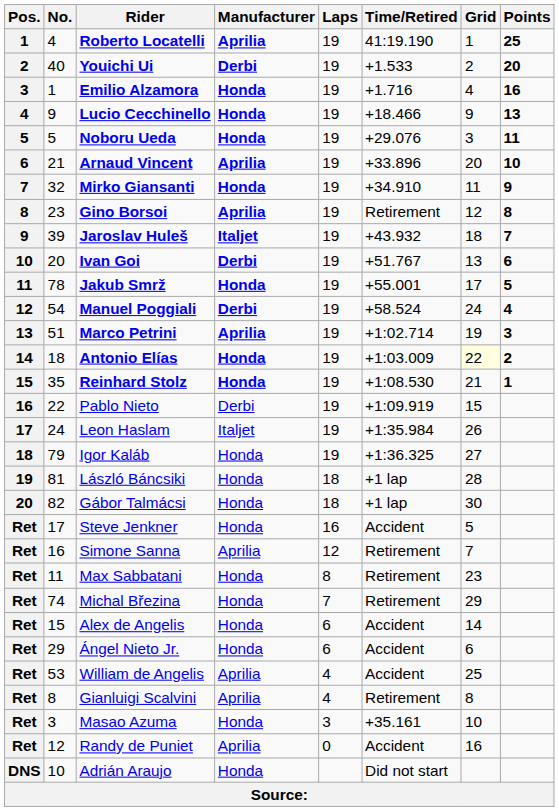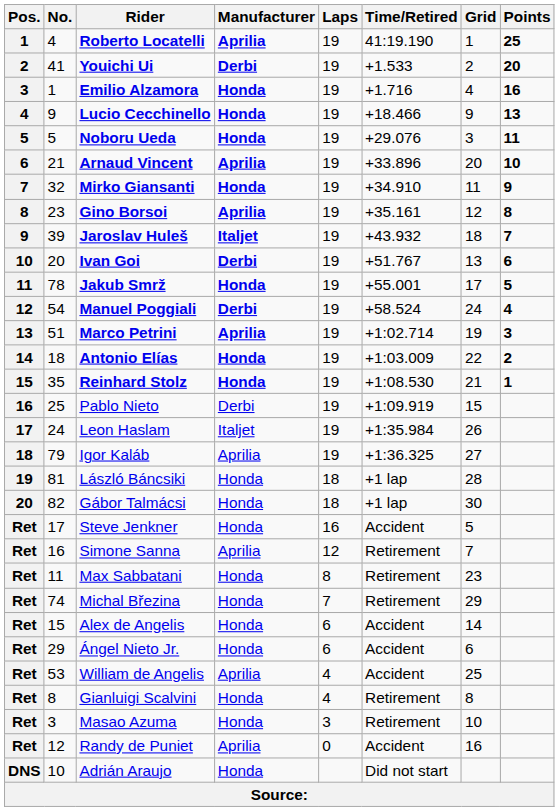(56, 65) 40 -> (56, 65) 41
(403, 211) Retirement -> (393, 211) +35.161
(473, 357) lightyellow background -> (473, 357) no background
(56, 406) 22 -> (56, 406) 25
(240, 454) Honda -> (239, 454) Aprilia
(239, 697) Aprilia -> (240, 697) Honda
(393, 722) +35.161 -> (403, 722) Retirement
